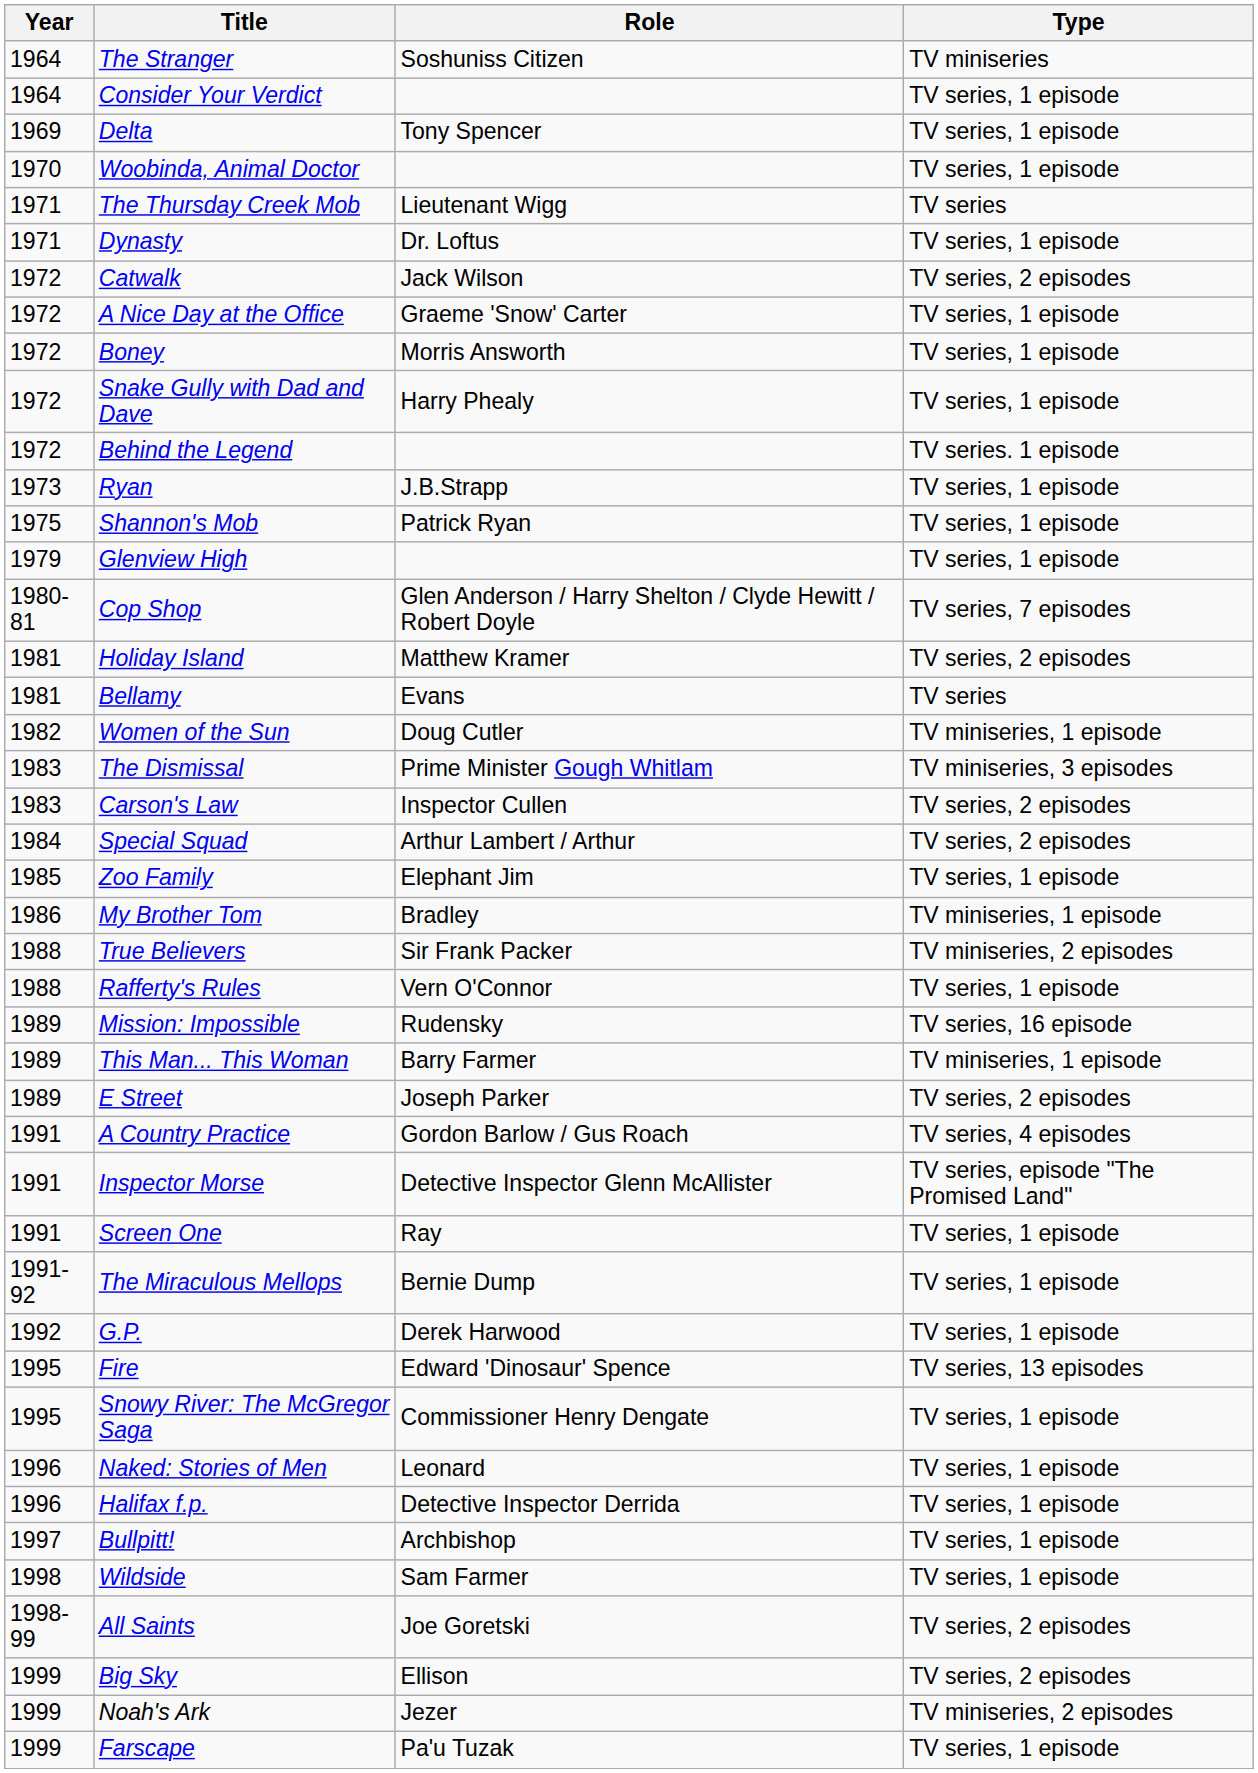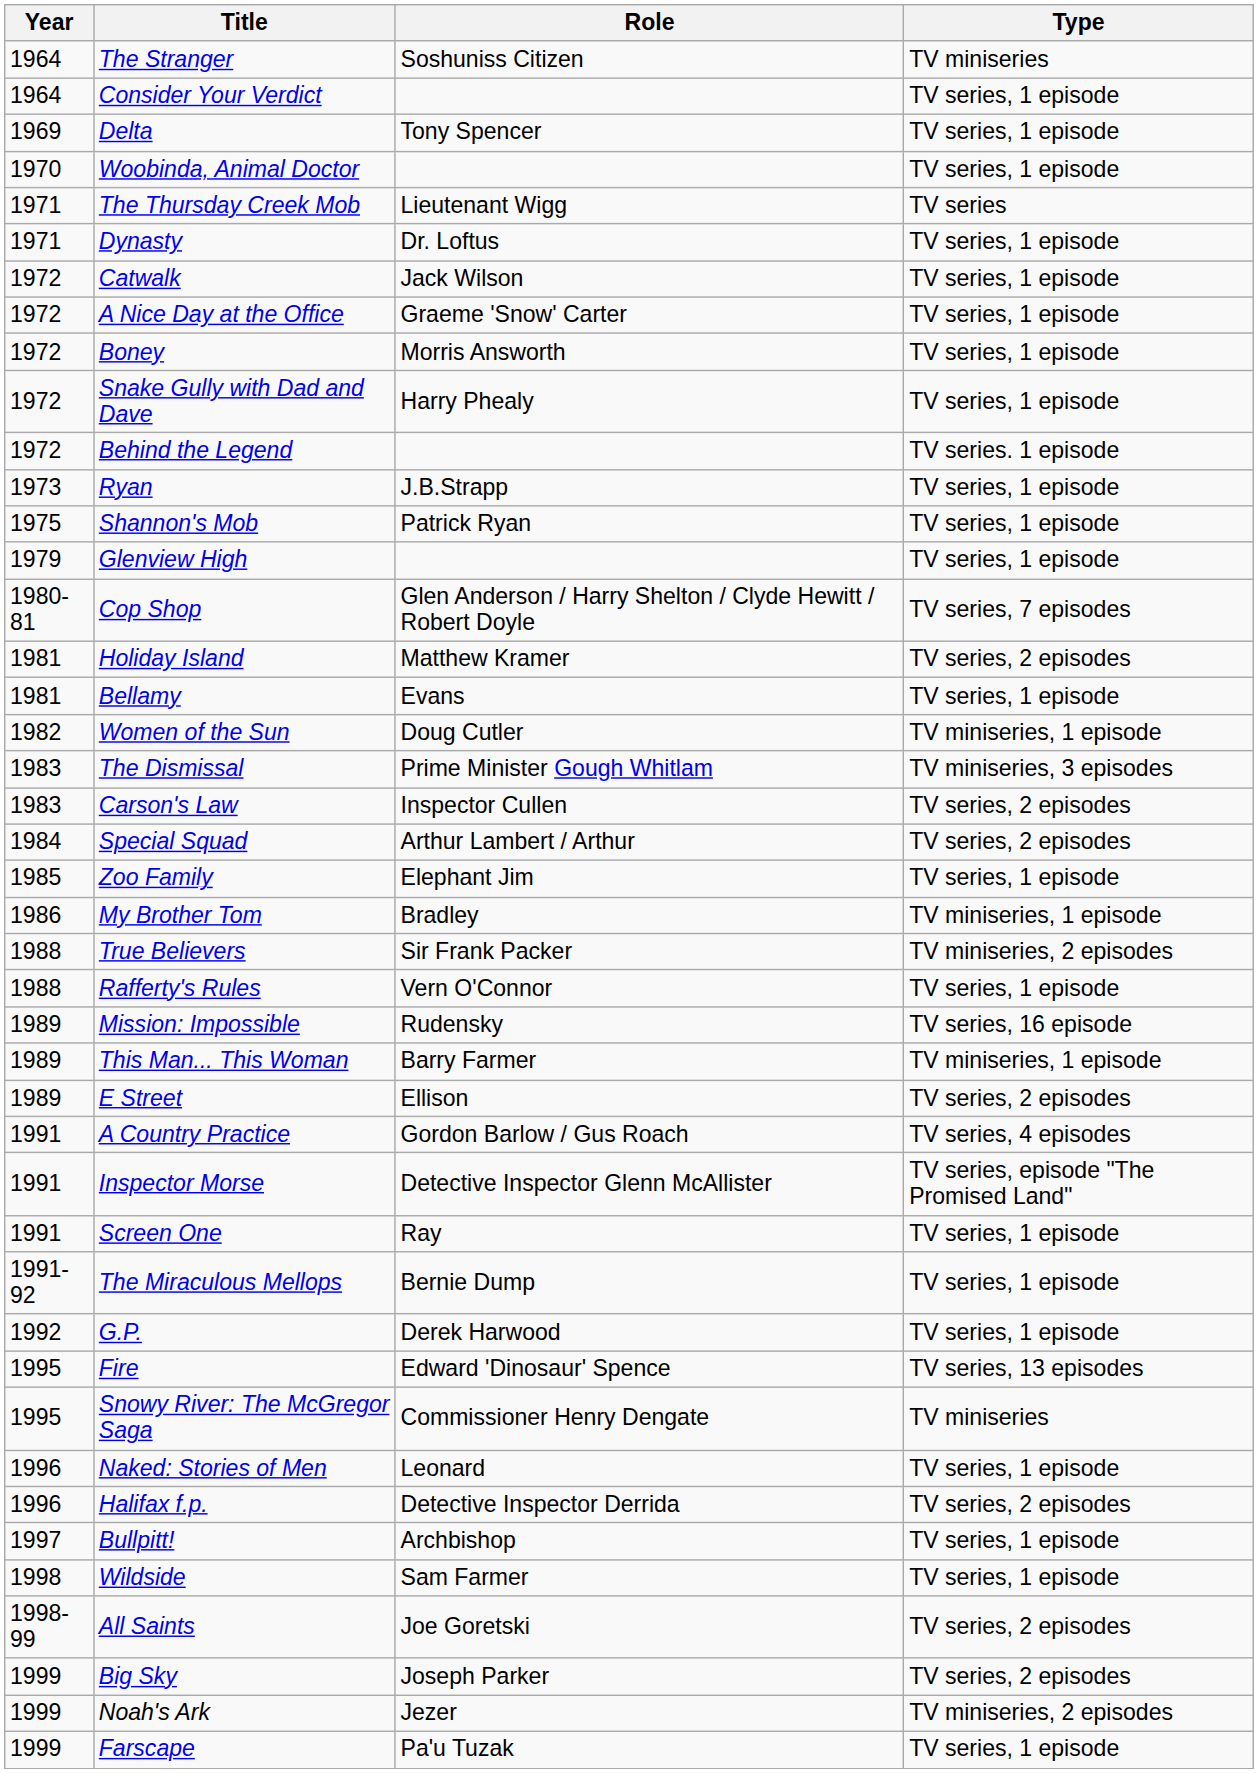(1020, 278) TV series, 2 episodes -> (1014, 278) TV series, 1 episode
(958, 695) TV series -> (1014, 695) TV series, 1 episode
(475, 1097) Joseph Parker -> (434, 1097) Ellison
(1014, 1418) TV series, 1 episode -> (979, 1418) TV miniseries
(1014, 1504) TV series, 1 episode -> (1020, 1504) TV series, 2 episodes
(434, 1676) Ellison -> (475, 1676) Joseph Parker
